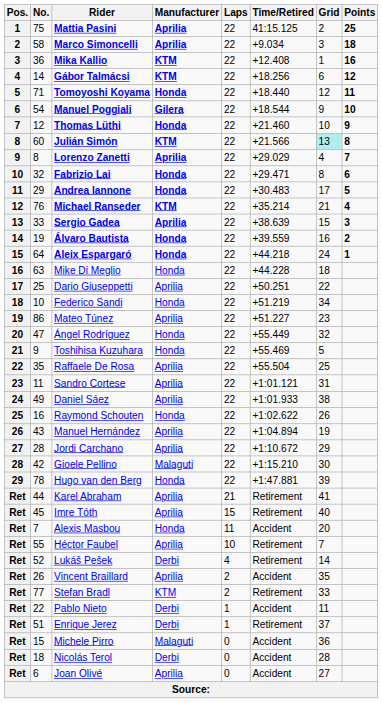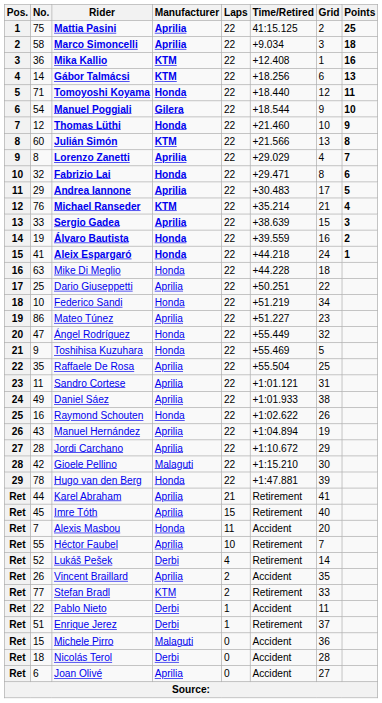(350, 77) 12 -> (350, 77) 13
(324, 142) paleturquoise background -> (324, 142) no background
(171, 190) Honda -> (171, 190) Aprilia
(39, 254) 64 -> (39, 254) 41
